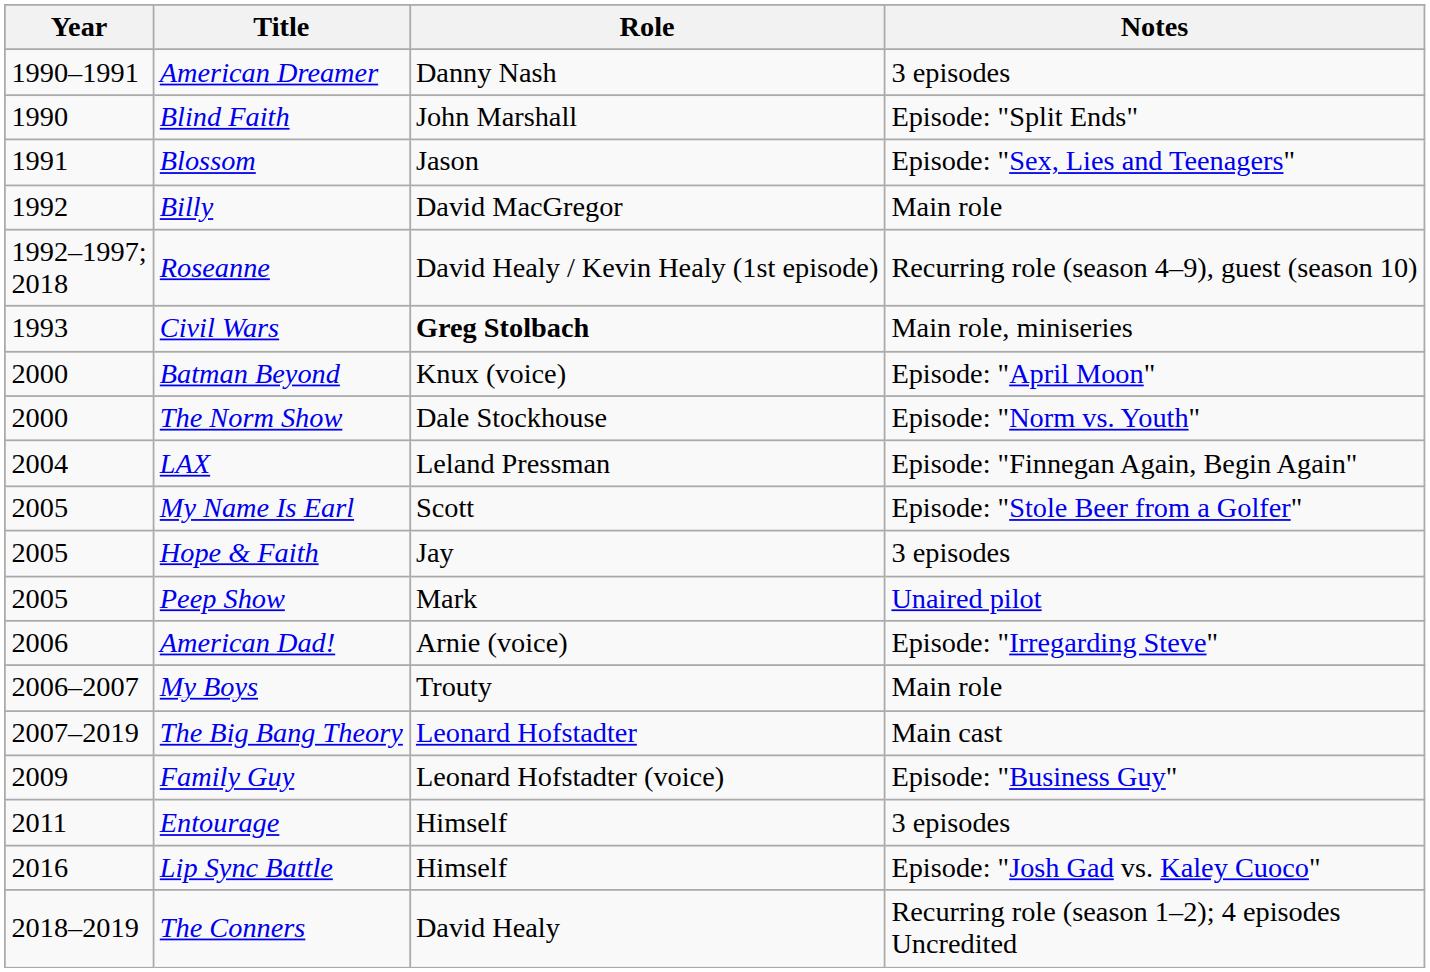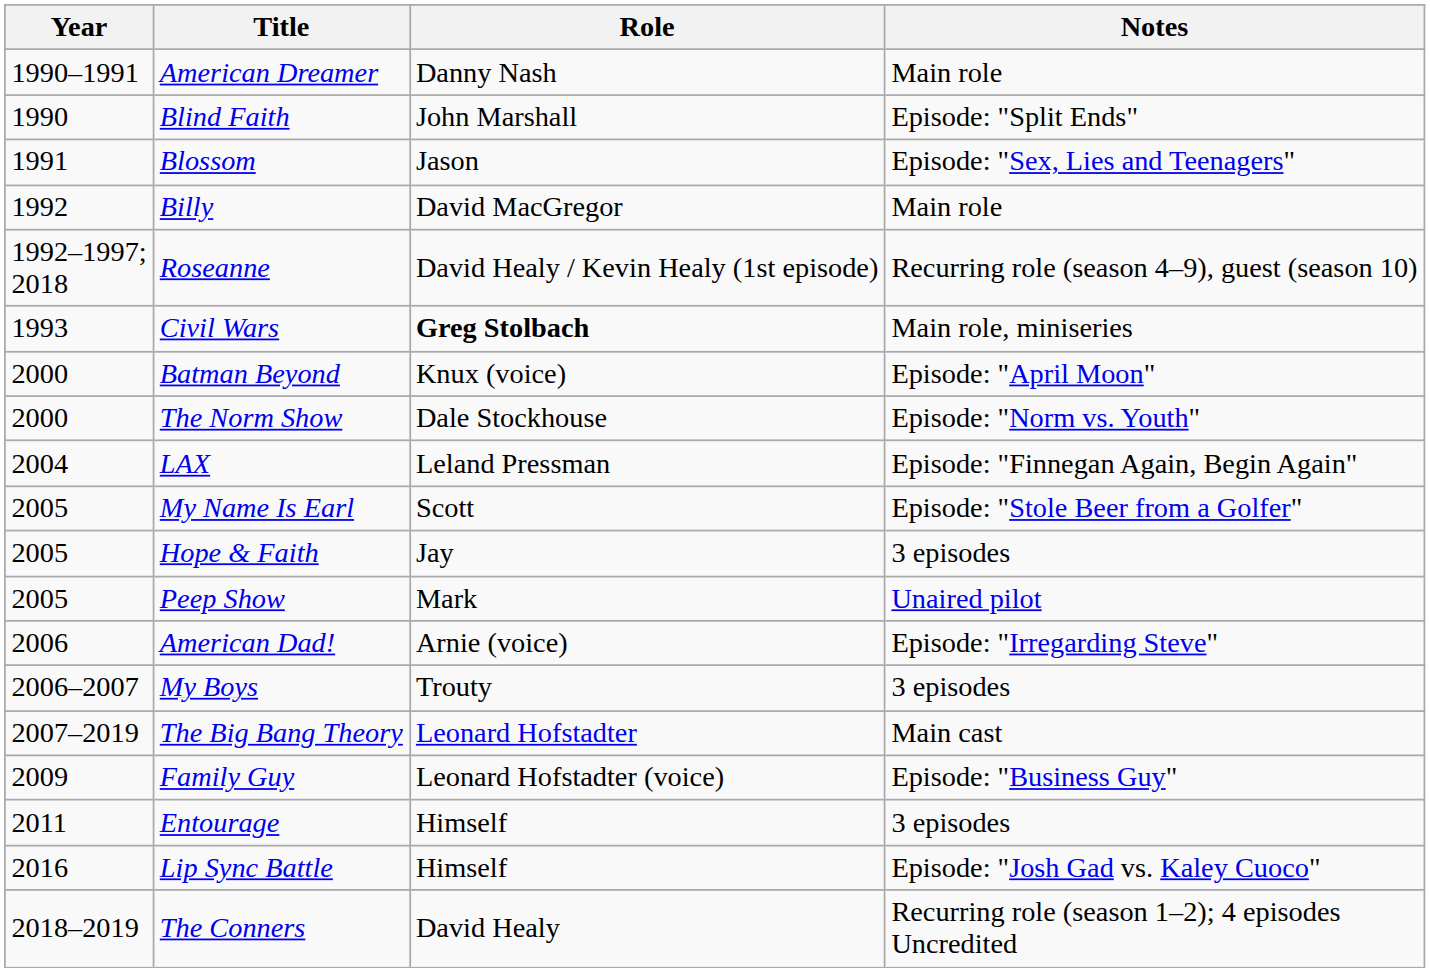(951, 71) 3 episodes -> (947, 71) Main role
(947, 687) Main role -> (951, 687) 3 episodes
